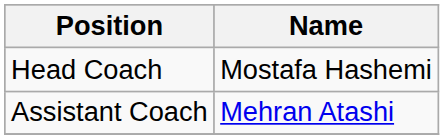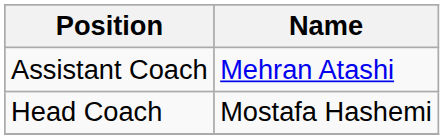rows swapped: (87, 69) <-> (109, 112)
